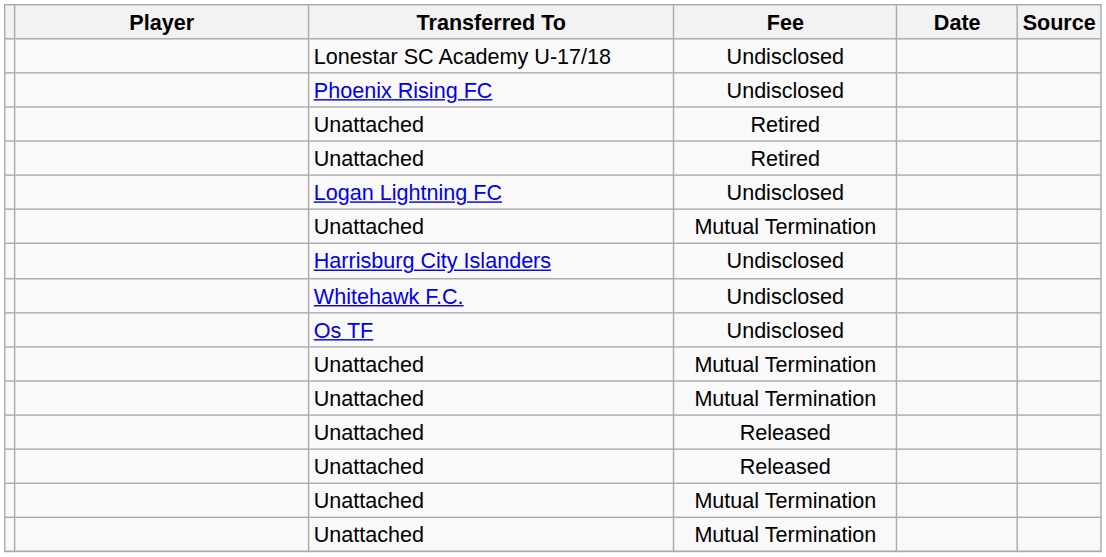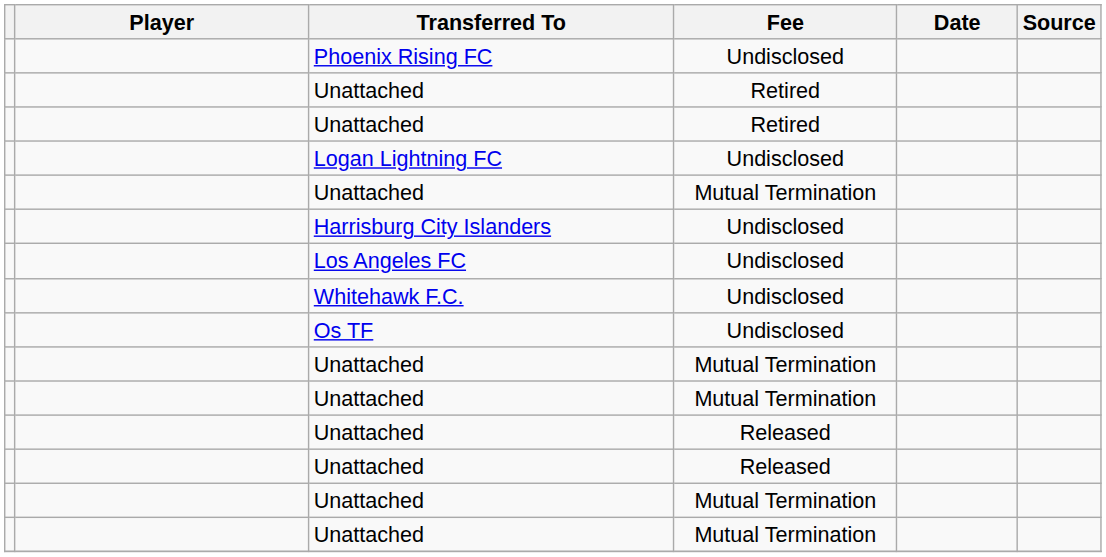- row: (462, 56)
+ row: (390, 261)
